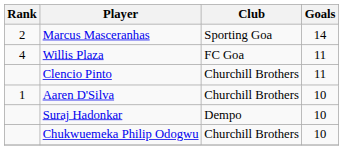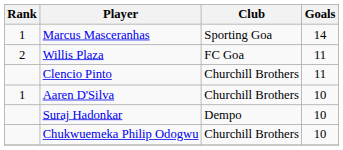(22, 34) 2 -> (22, 34) 1
(22, 54) 4 -> (22, 54) 2
